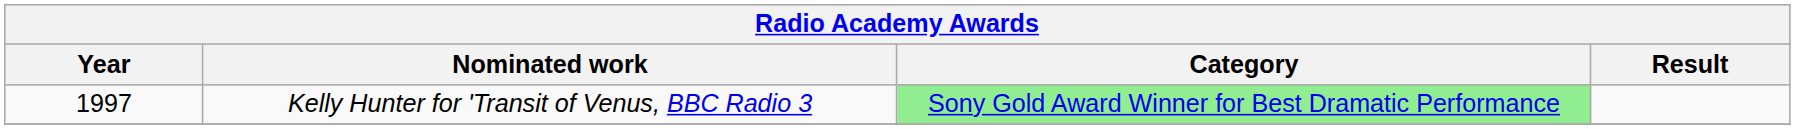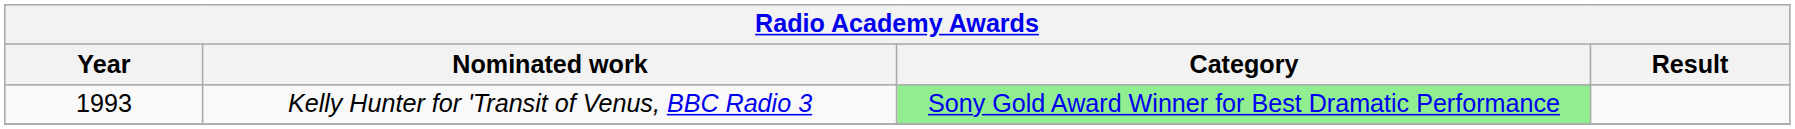(104, 104) 1997 -> (104, 104) 1993
